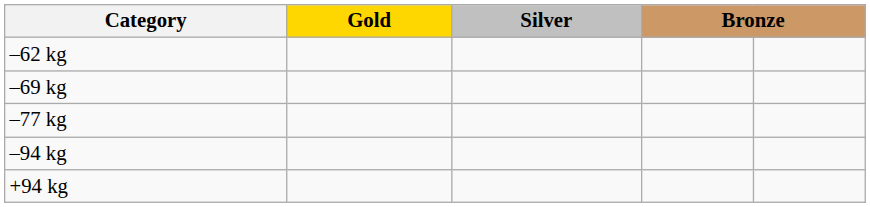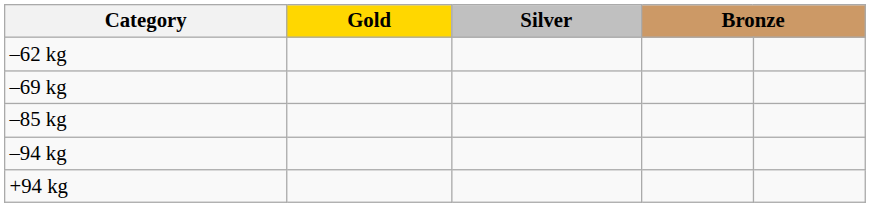- row: (38, 119)
+ row: (38, 119)
